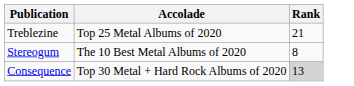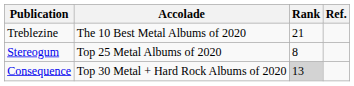+ column: (336, 14)
(149, 33) Top 25 Metal Albums of 2020 -> (161, 33) The 10 Best Metal Albums of 2020
(161, 52) The 10 Best Metal Albums of 2020 -> (149, 52) Top 25 Metal Albums of 2020
